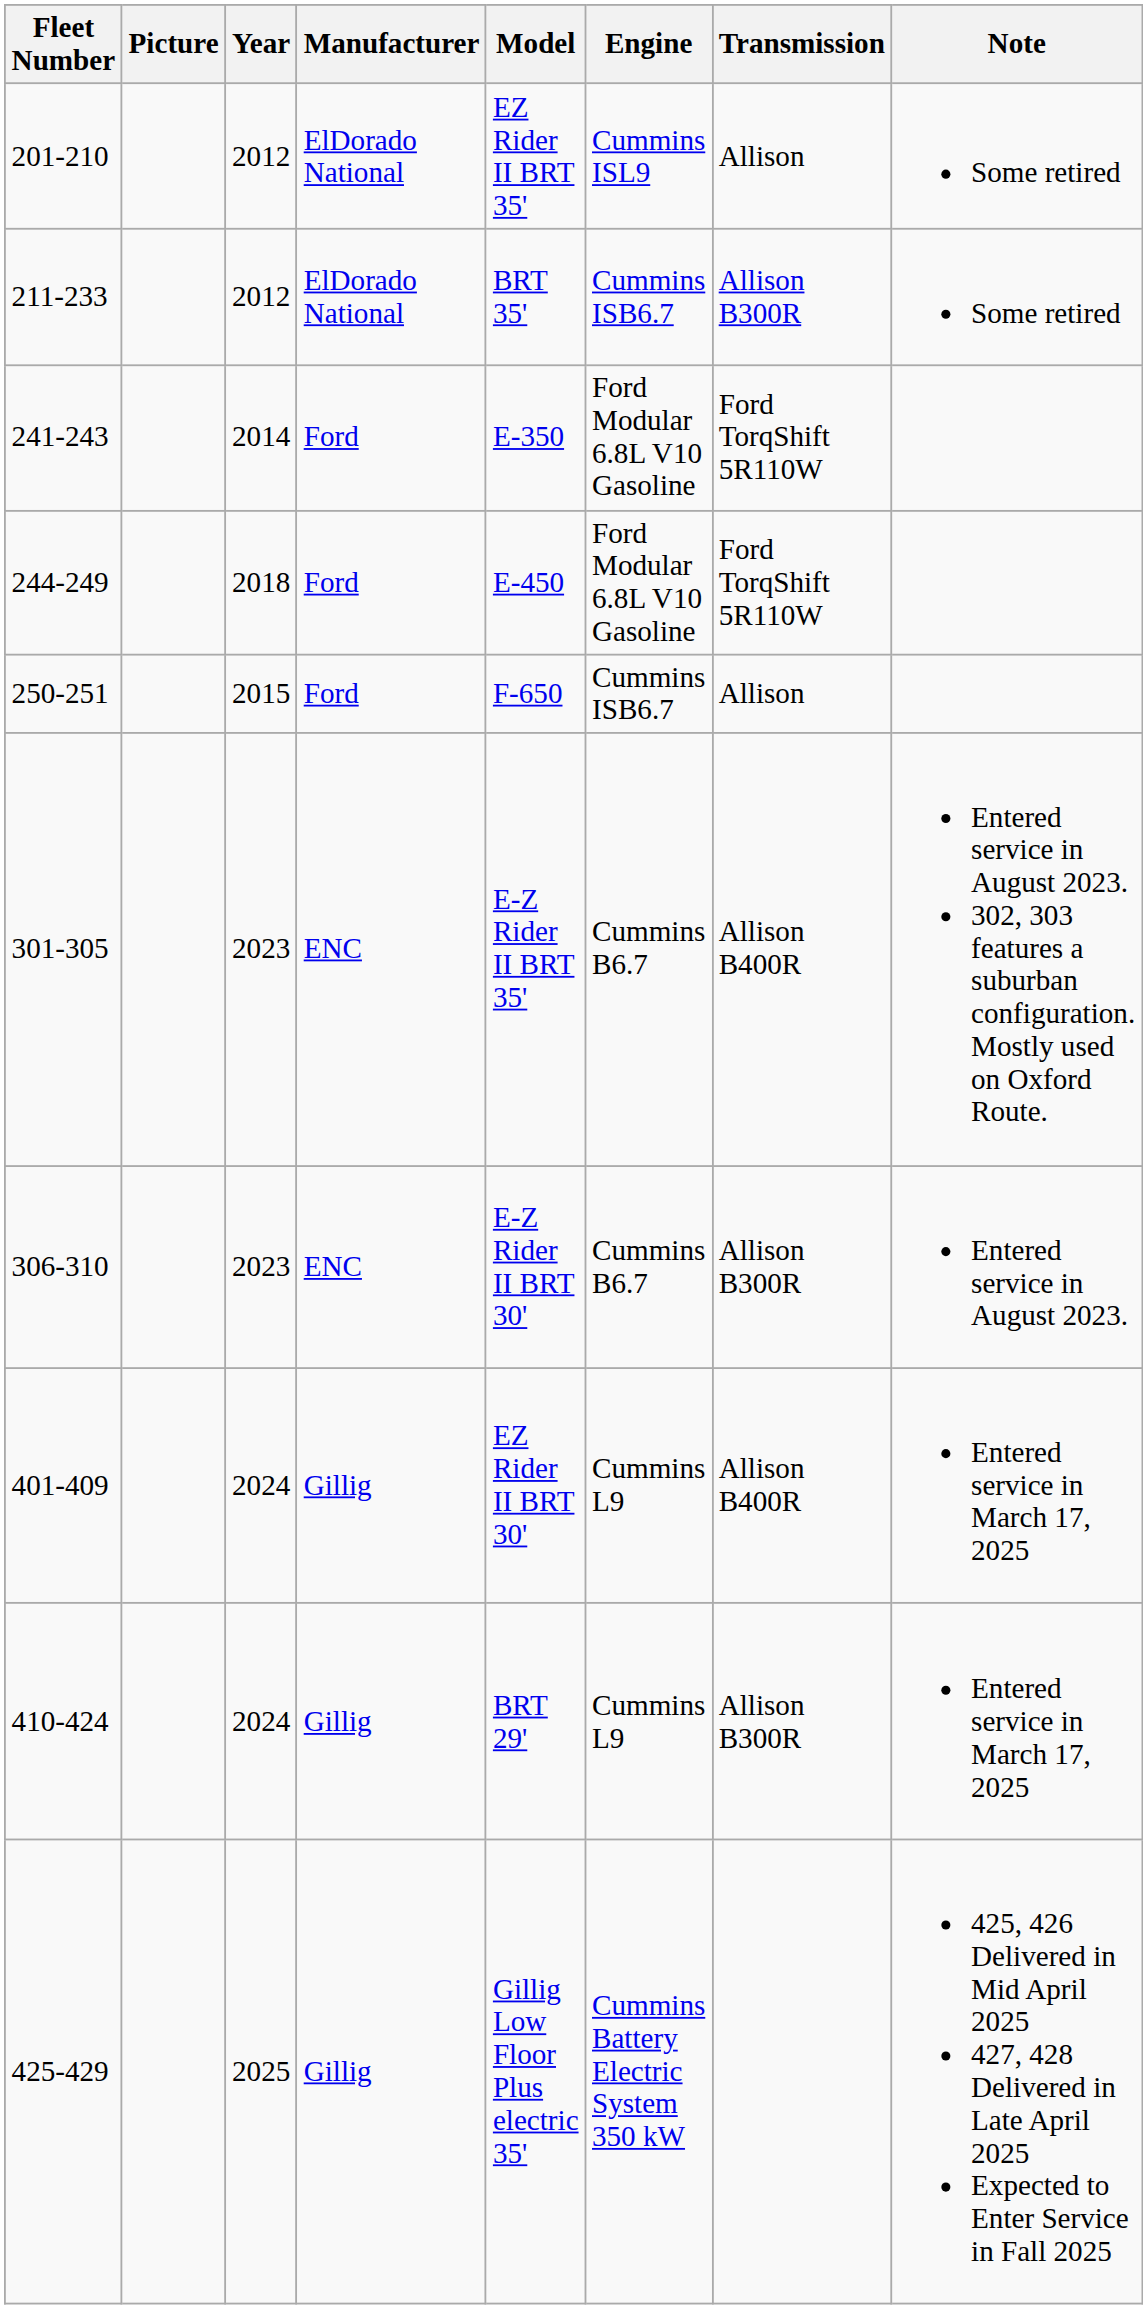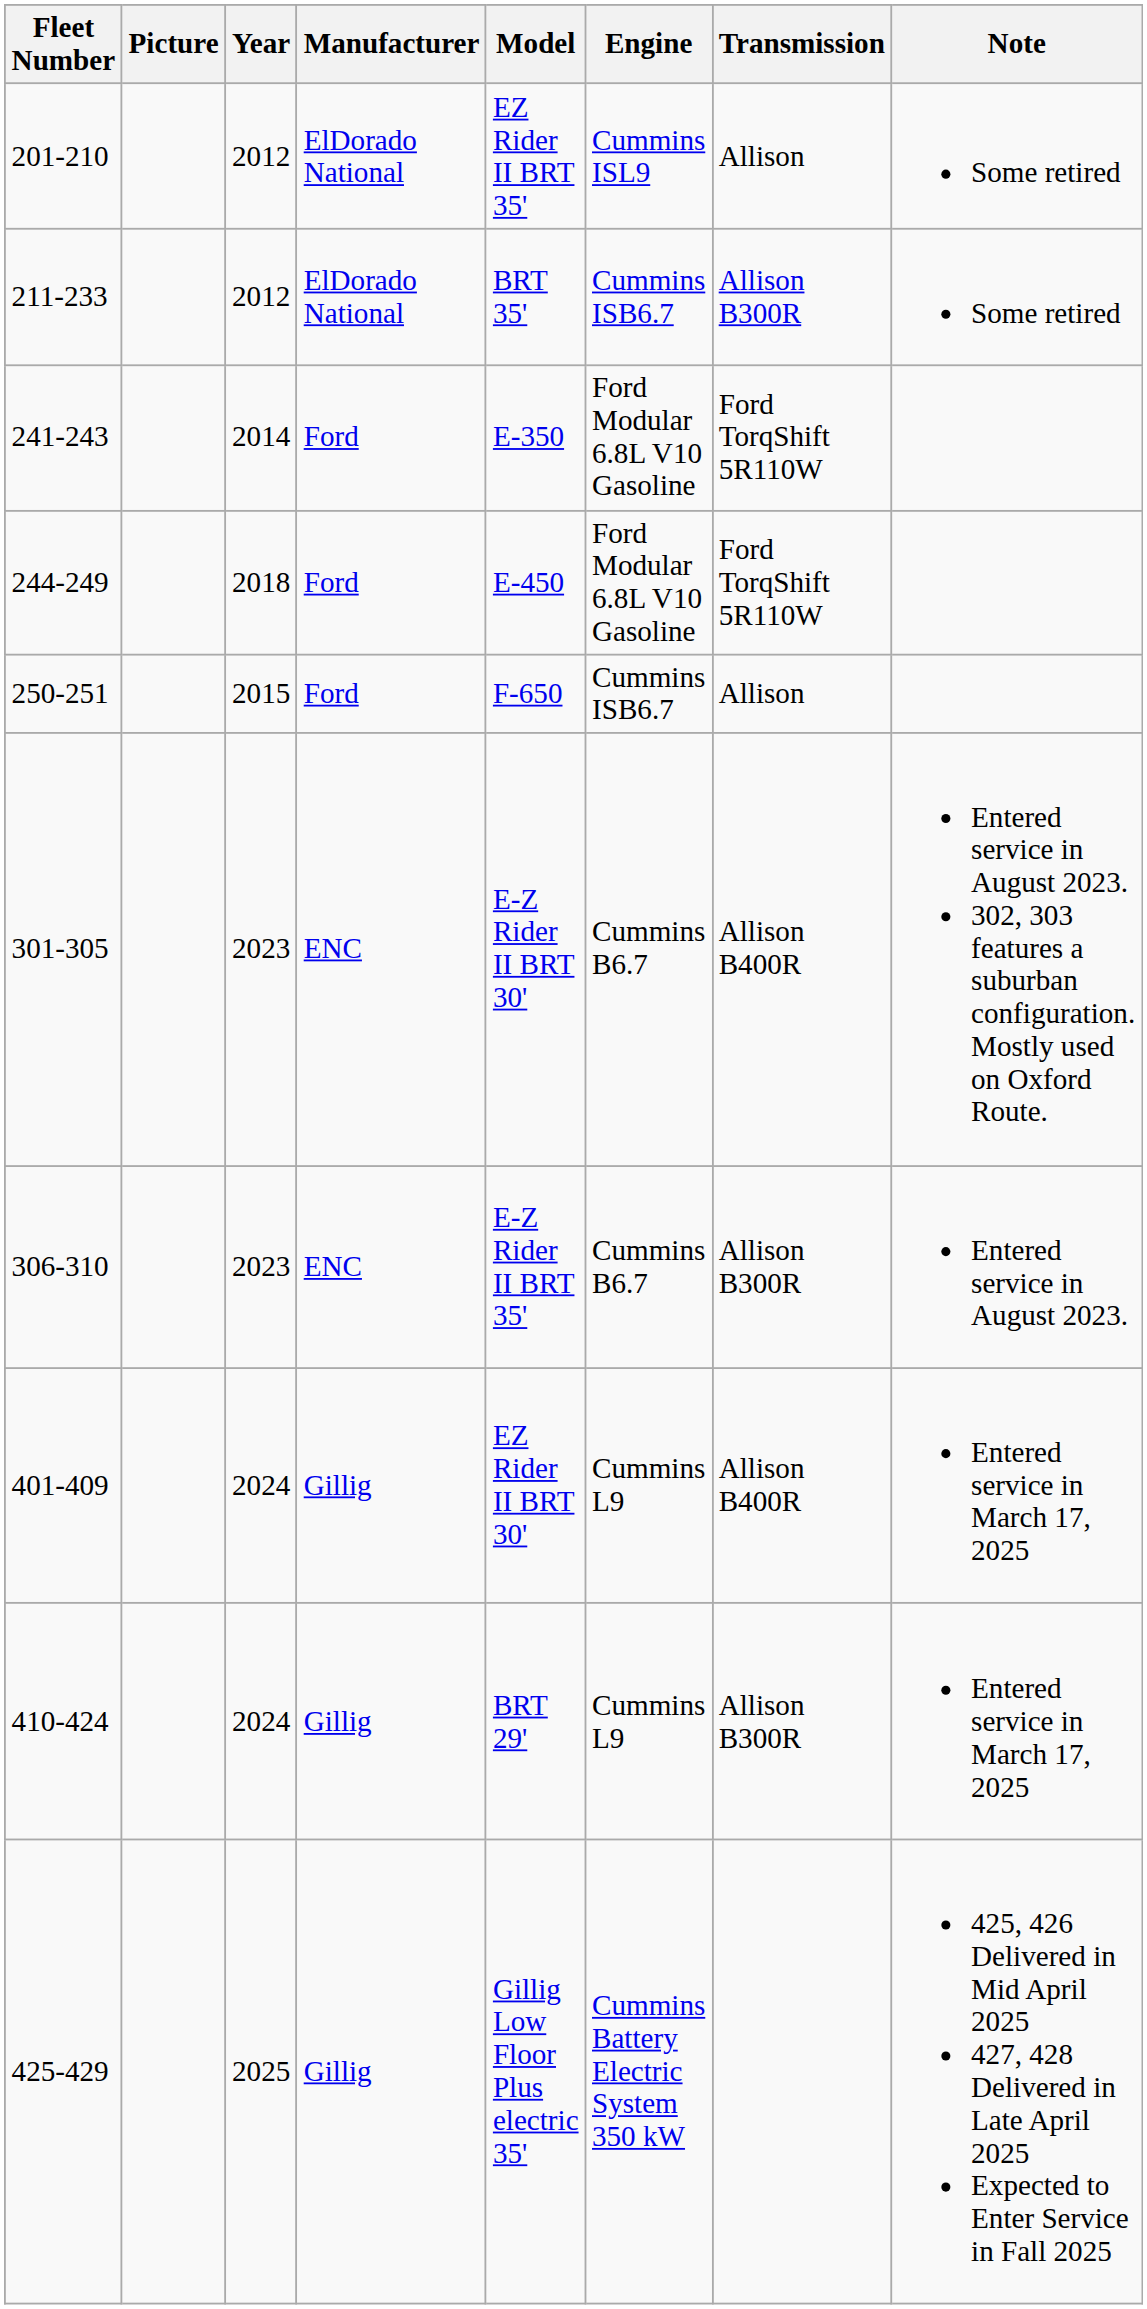(534, 948) E-Z Rider II BRT 35' -> (534, 948) E-Z Rider II BRT 30'
(534, 1266) E-Z Rider II BRT 30' -> (534, 1266) E-Z Rider II BRT 35'
